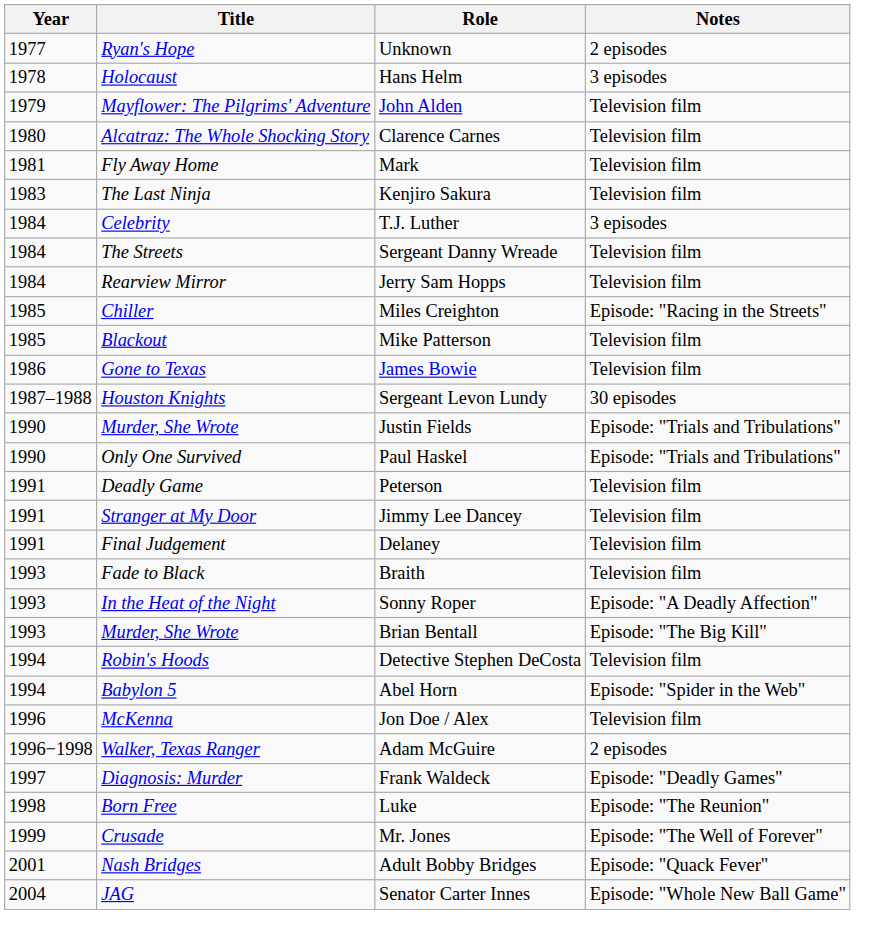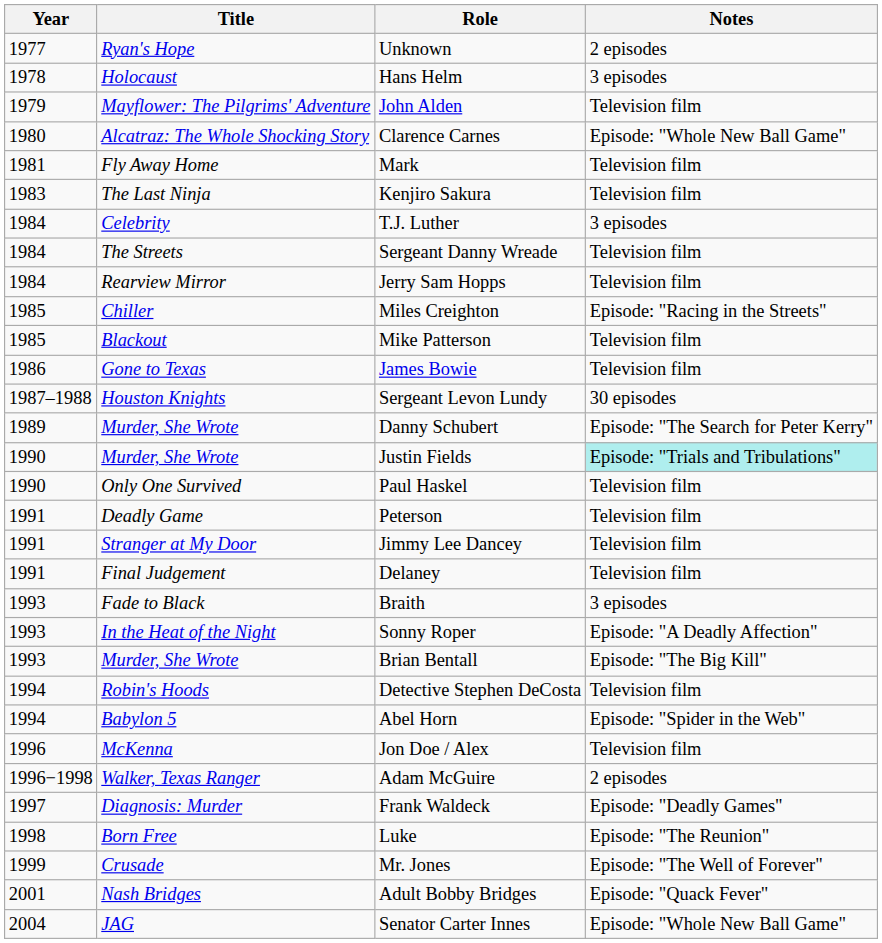(646, 135) Television film -> (718, 135) Episode: "Whole New Ball Game"
+ row: (438, 427)
(715, 427) no background -> (715, 456) paleturquoise background
(715, 456) Episode: "Trials and Tribulations" -> (646, 485) Television film
(646, 573) Television film -> (628, 602) 3 episodes
